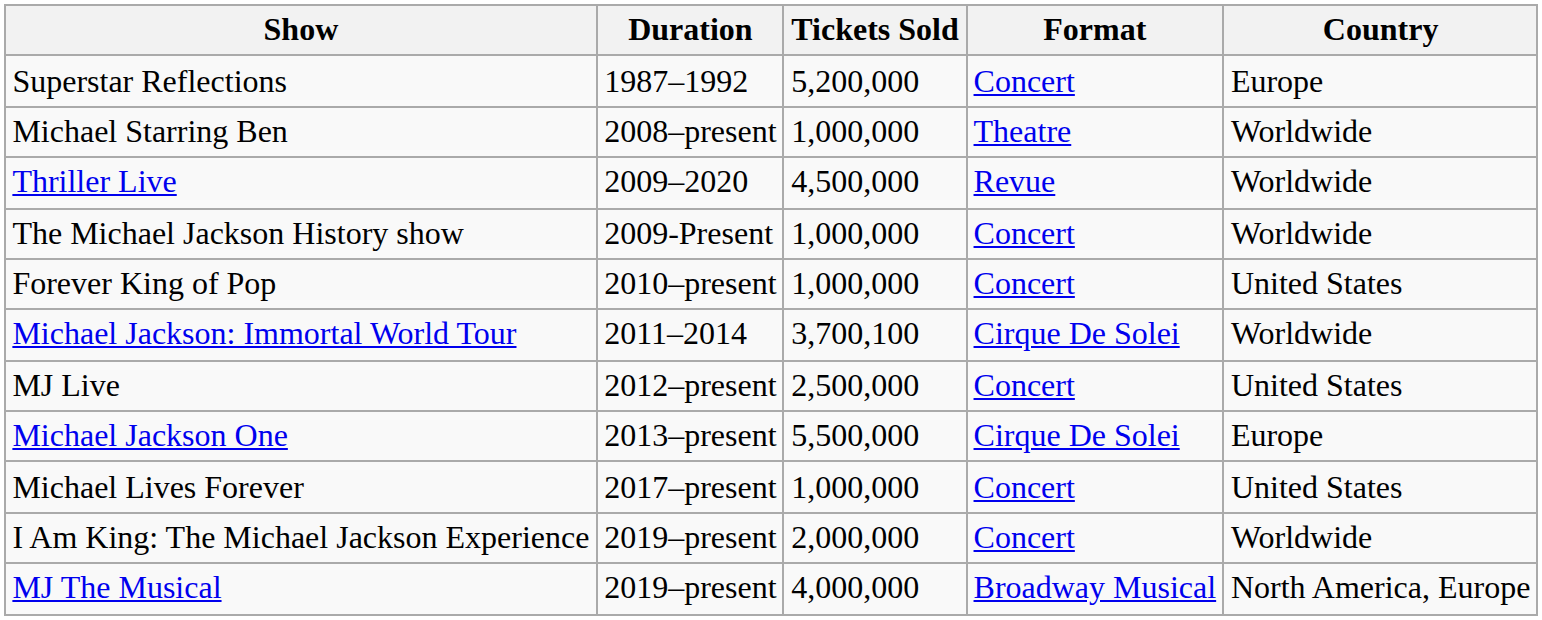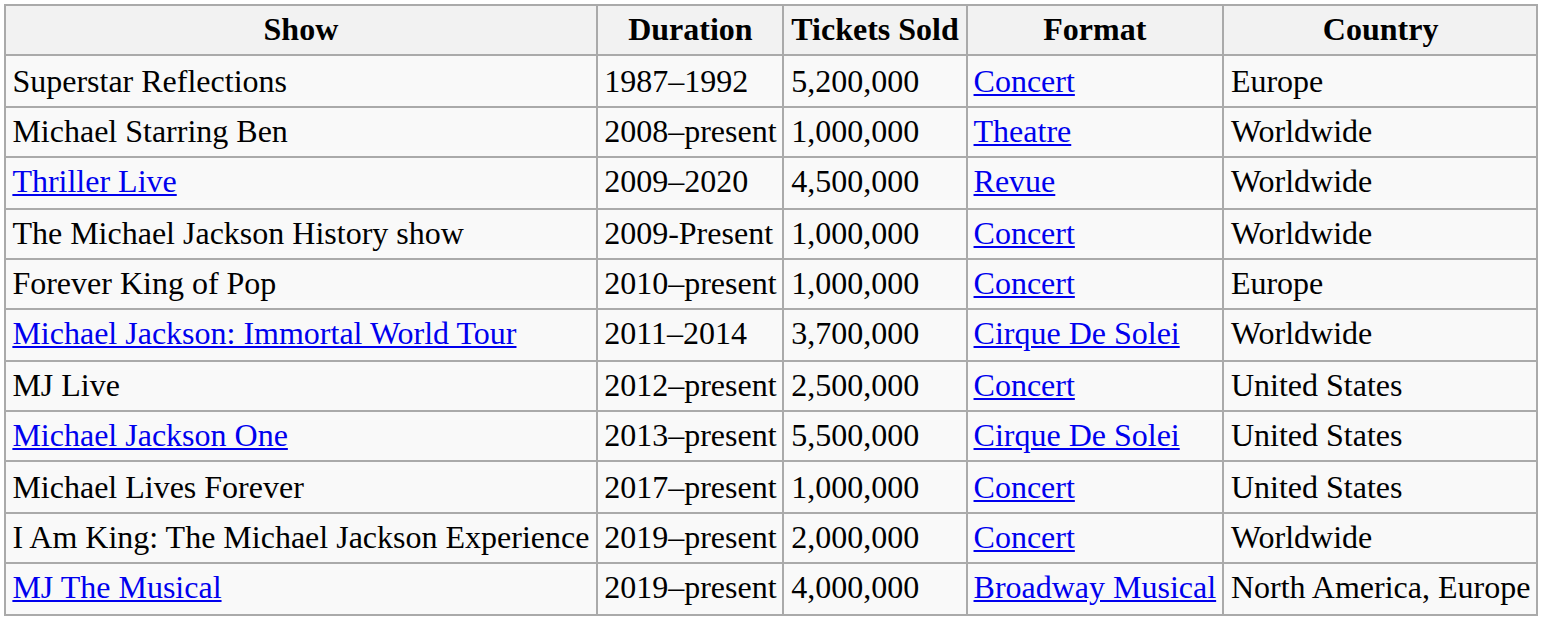(1317, 283) United States -> (1277, 283) Europe
(855, 334) 3,700,100 -> (855, 334) 3,700,000
(1277, 435) Europe -> (1317, 435) United States
